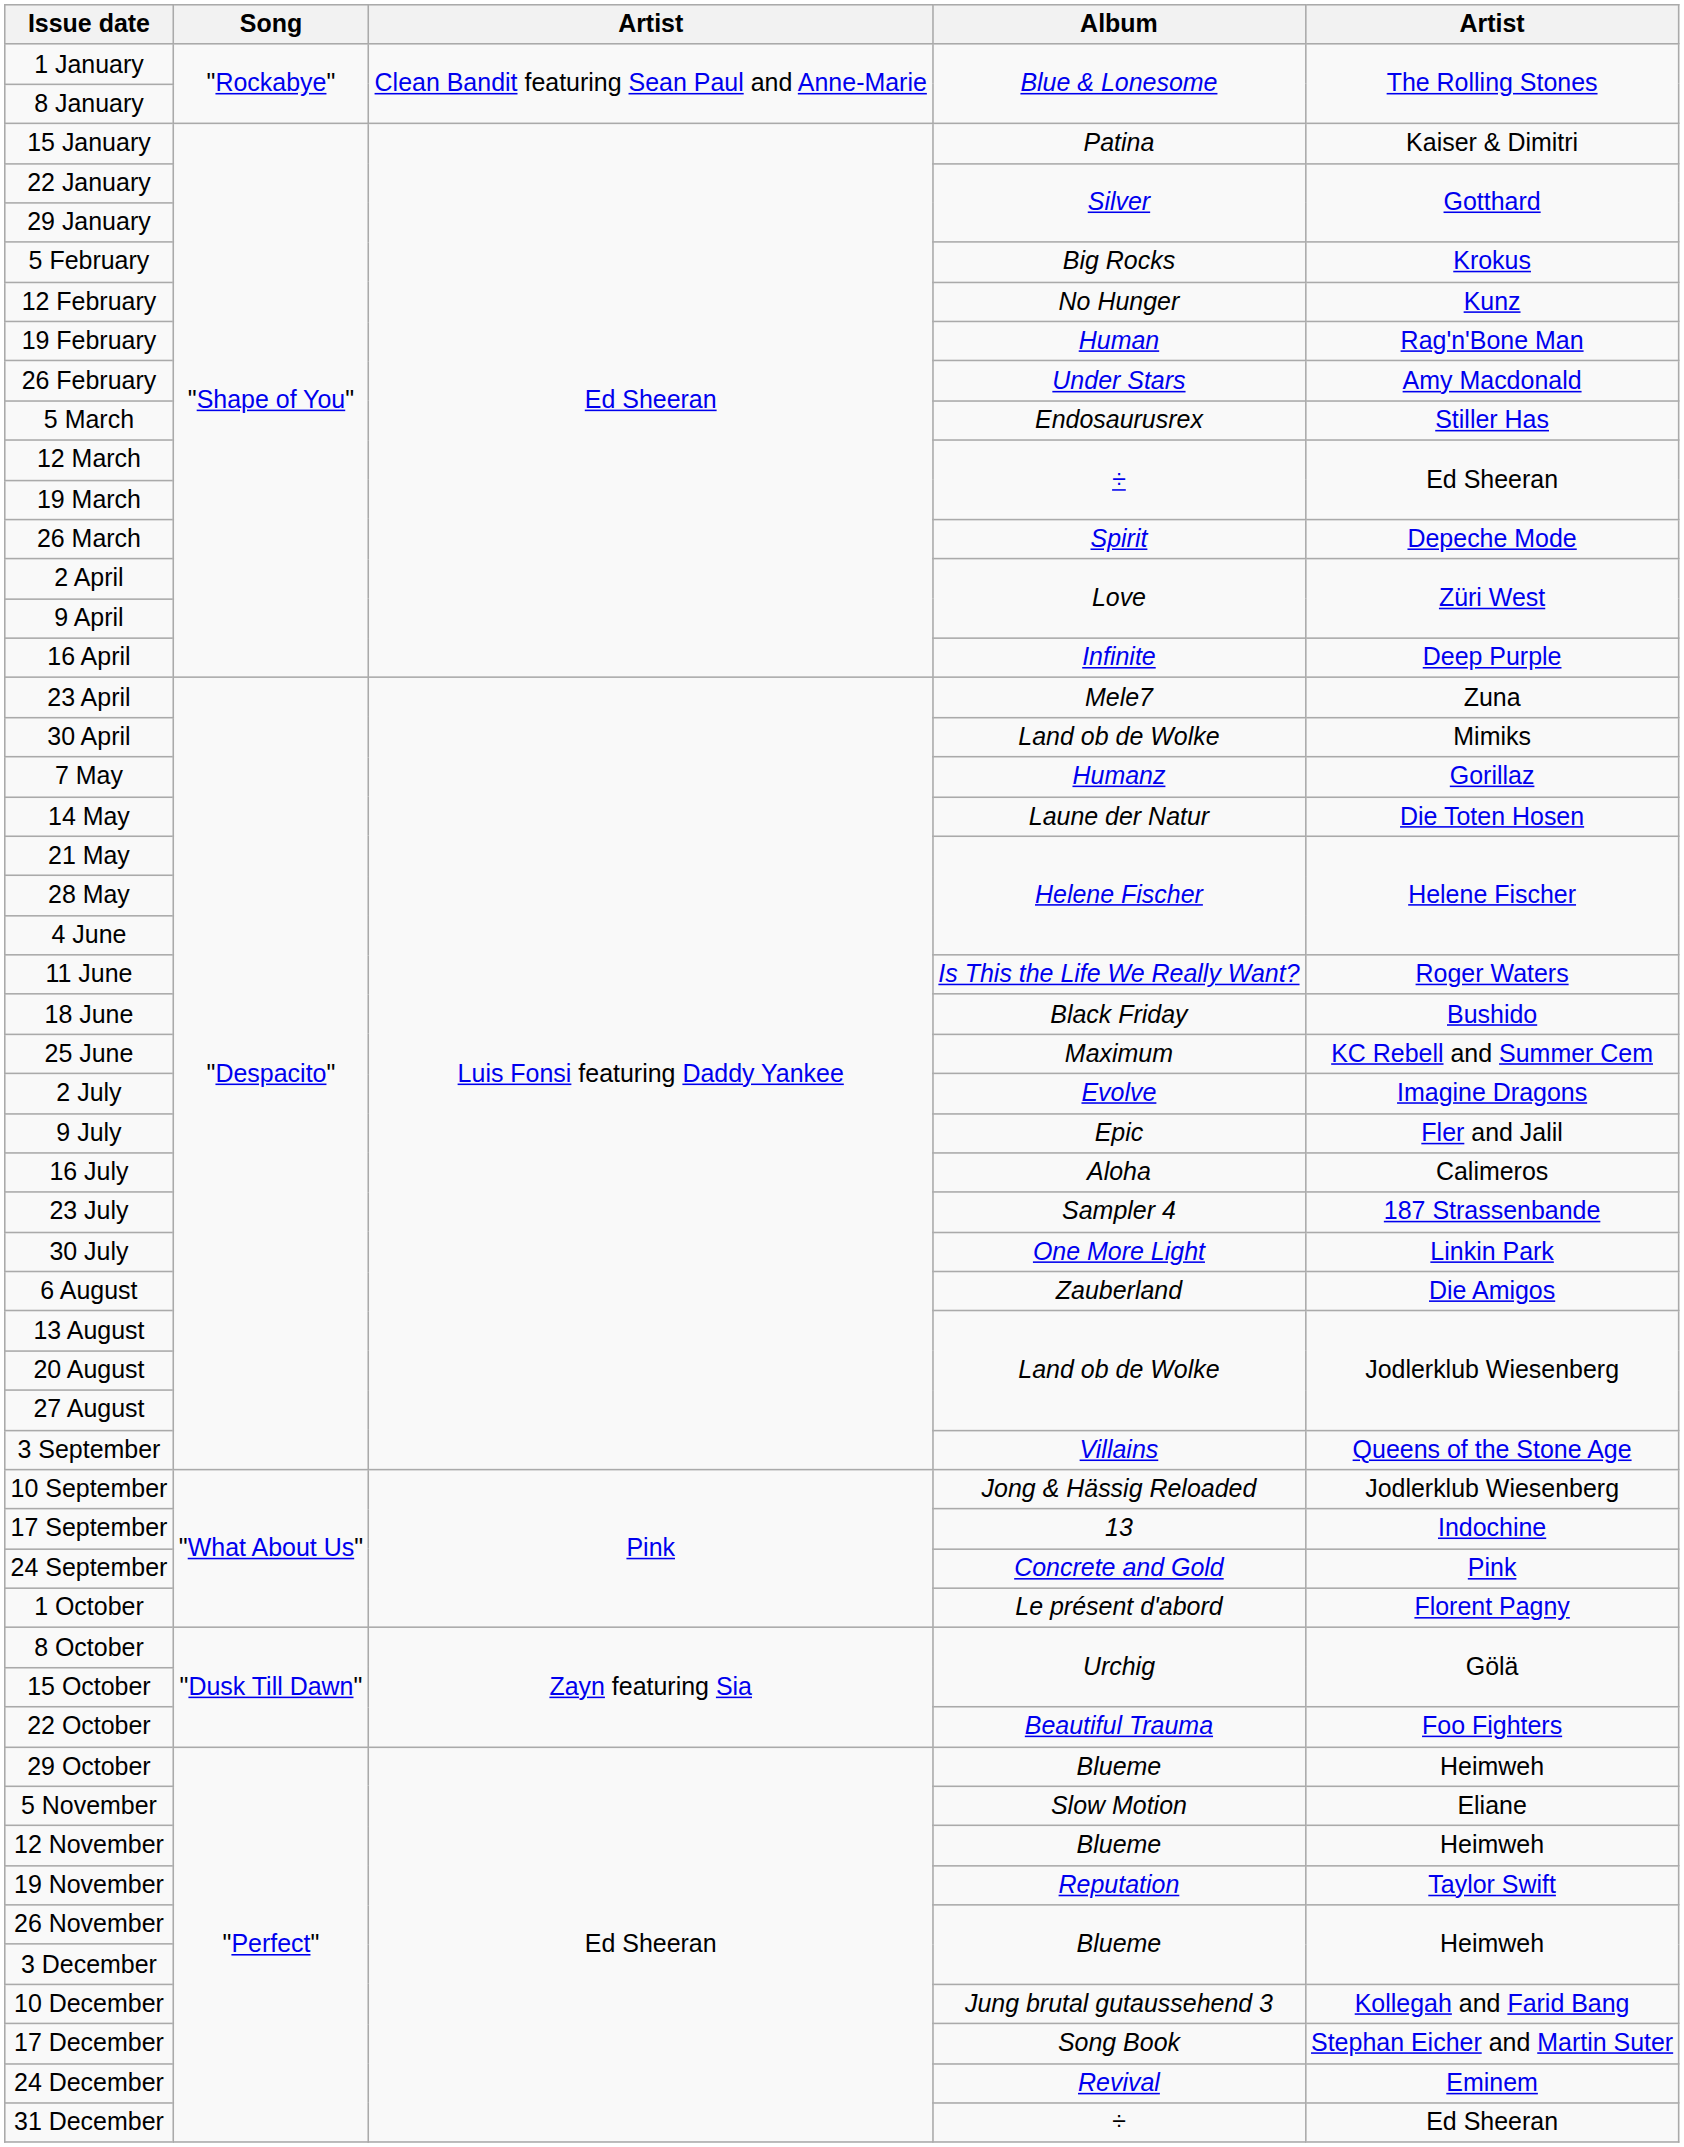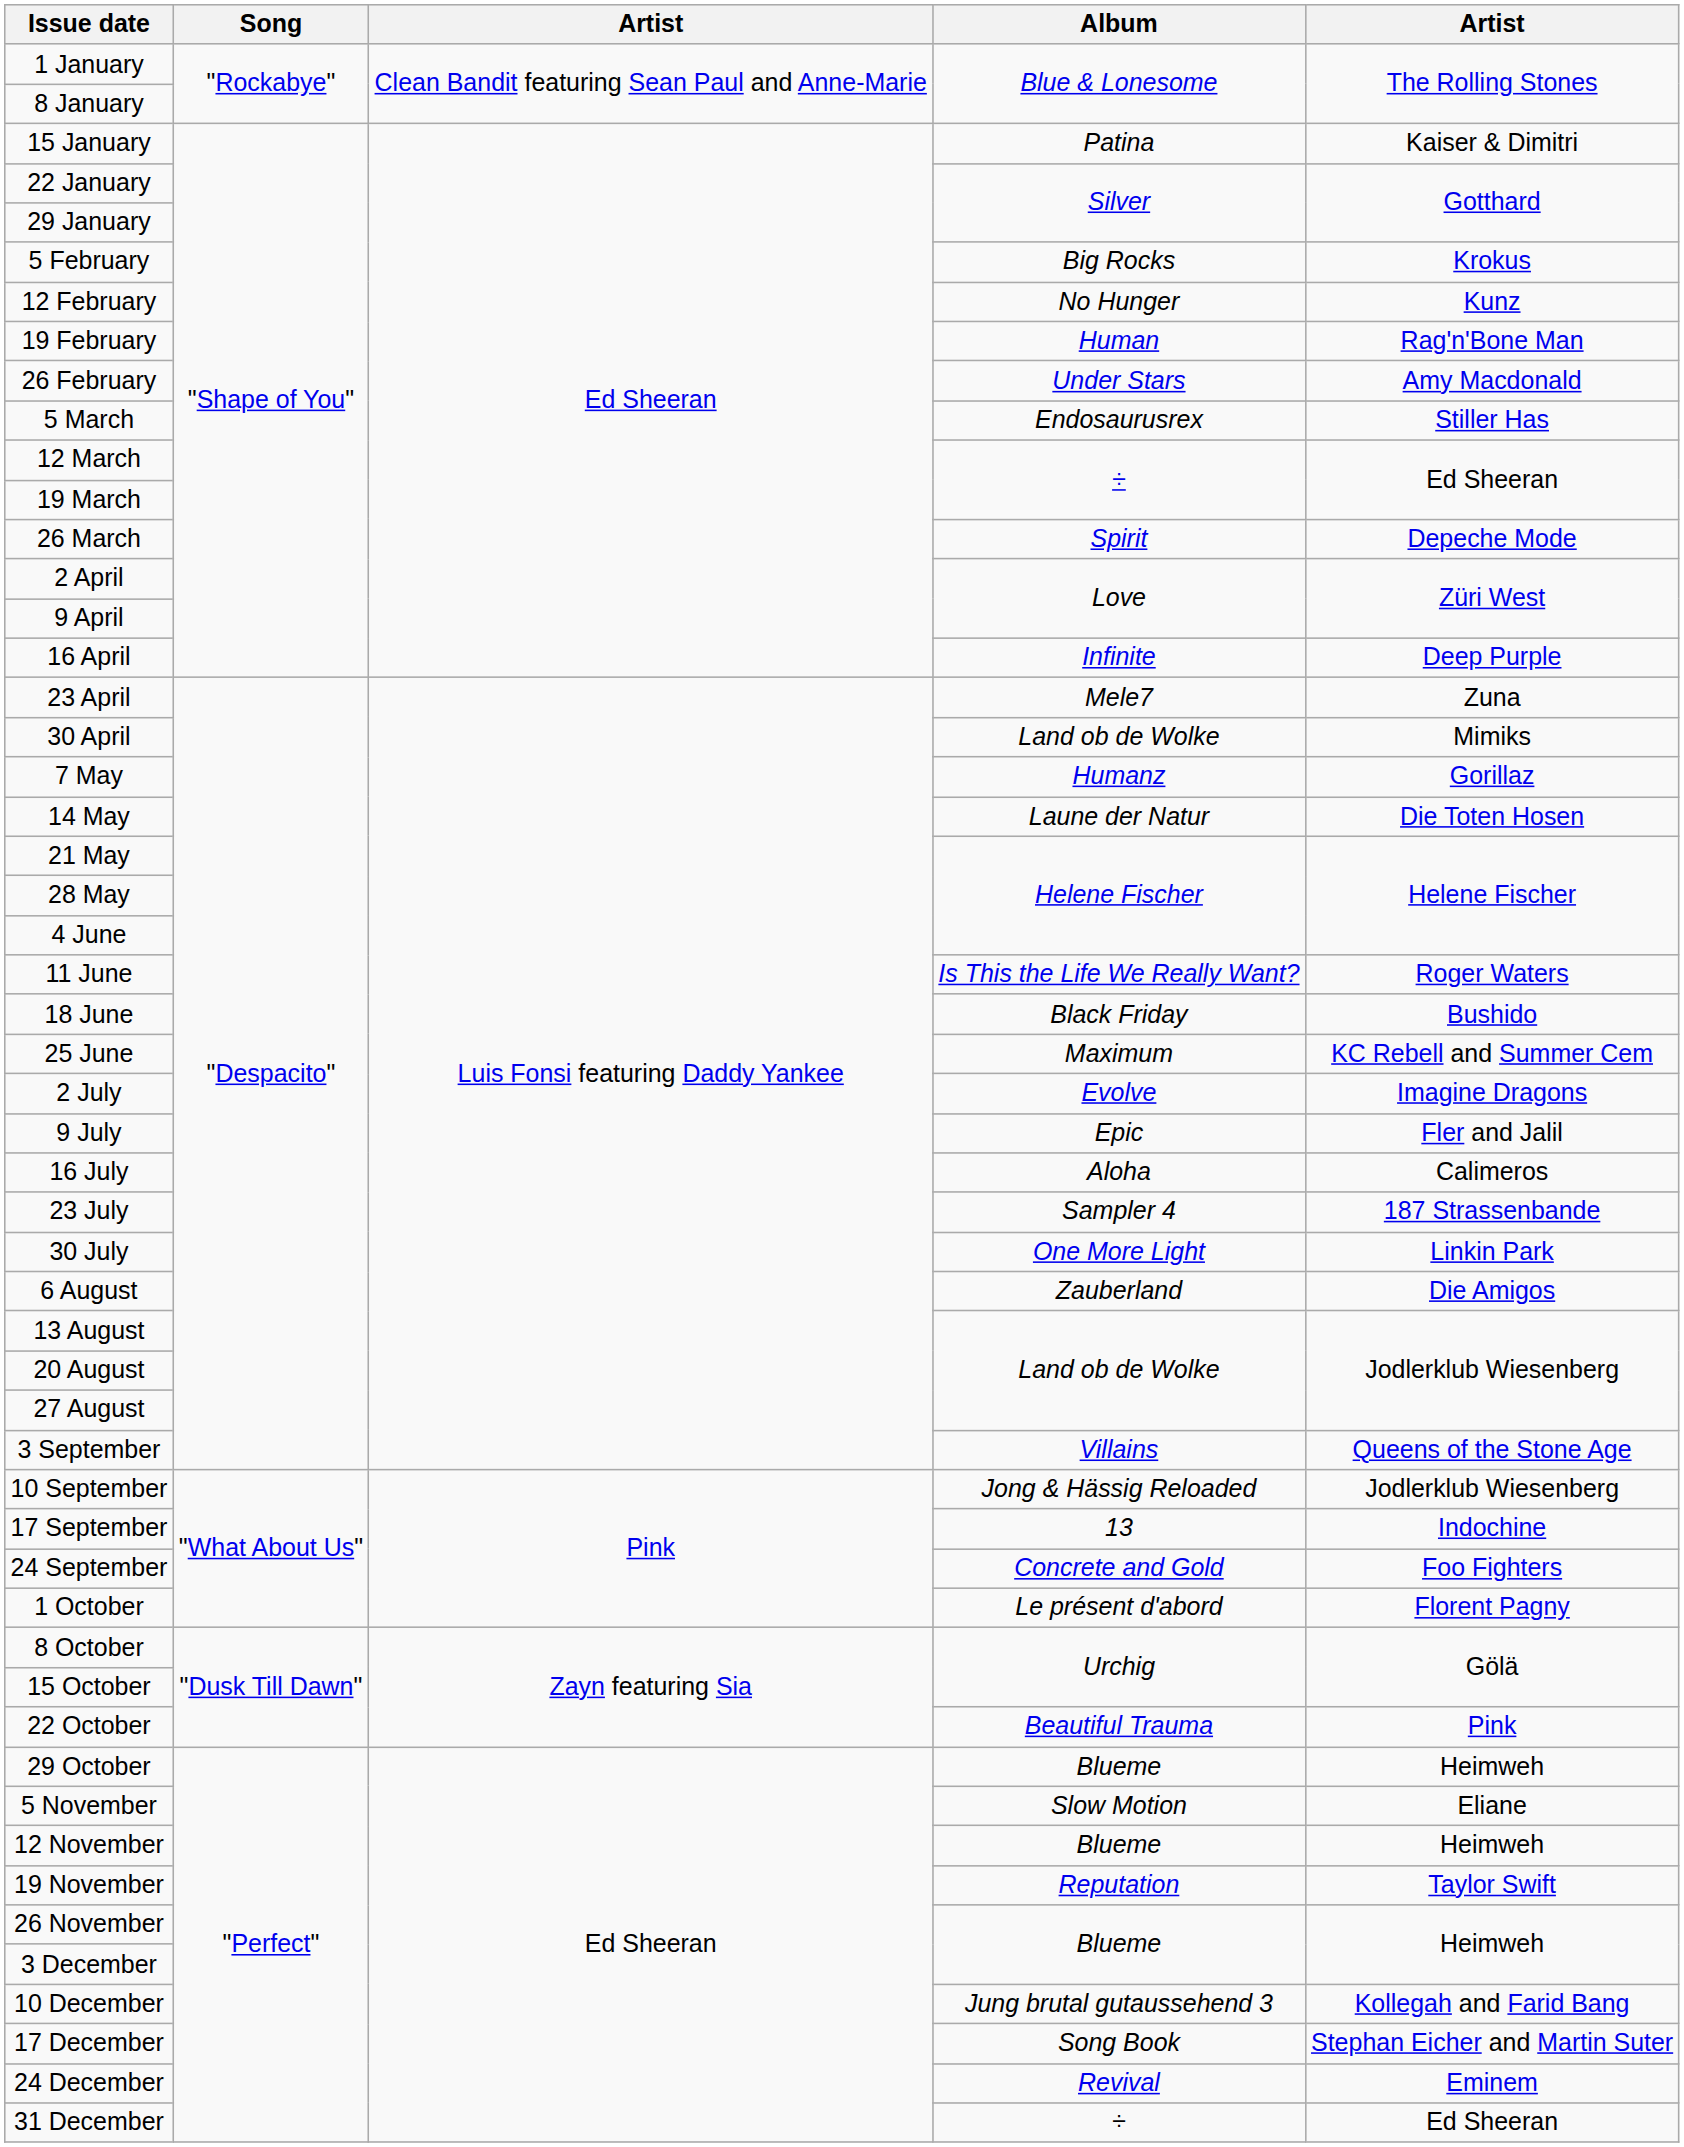(1492, 1568) Pink -> (1492, 1568) Foo Fighters
(1492, 1726) Foo Fighters -> (1492, 1726) Pink
